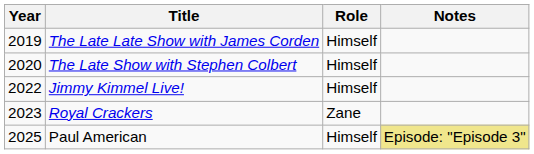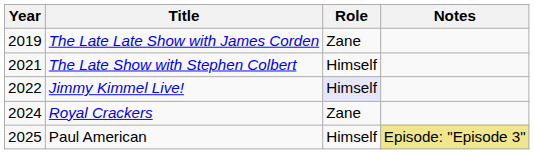(352, 40) Himself -> (344, 40) Zane
(25, 64) 2020 -> (25, 64) 2021
(352, 88) no background -> (352, 88) lavender background
(25, 112) 2023 -> (25, 112) 2024
